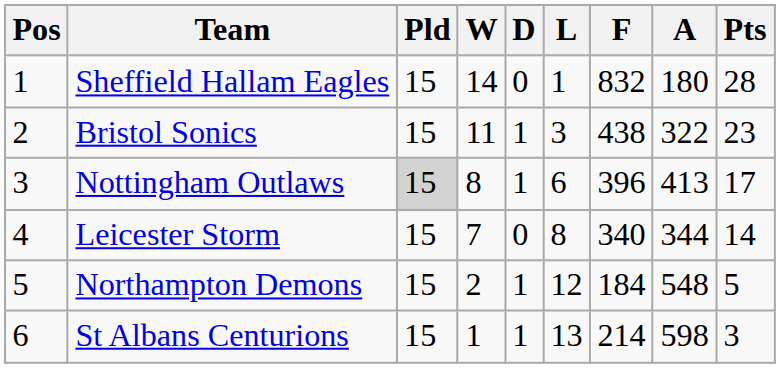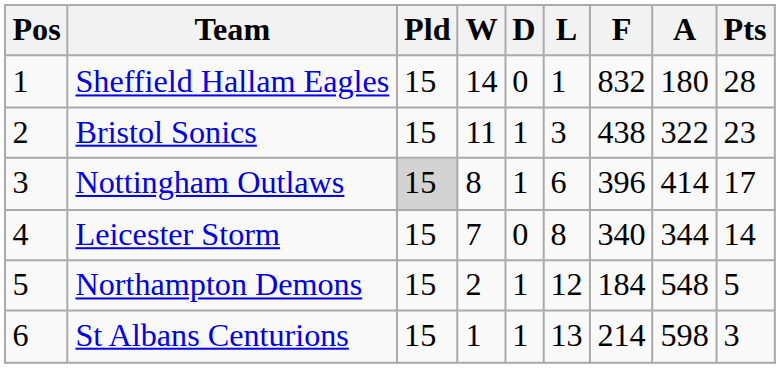(685, 183) 413 -> (685, 183) 414
